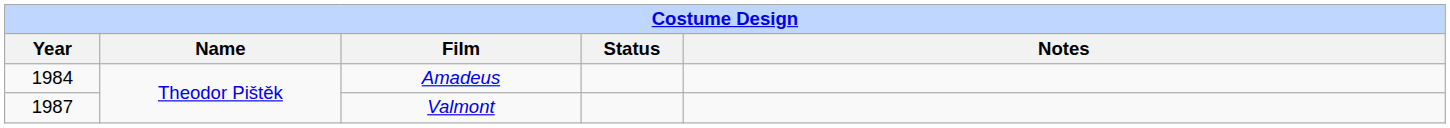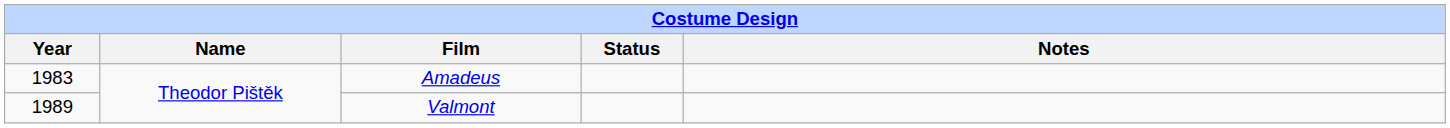(52, 78) 1984 -> (52, 78) 1983
(52, 107) 1987 -> (52, 107) 1989
